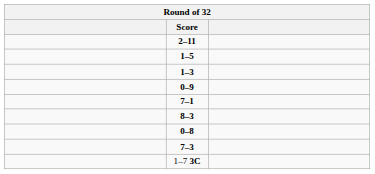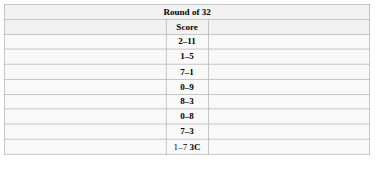- row: (187, 72)
rows swapped: (187, 102) <-> (187, 87)
